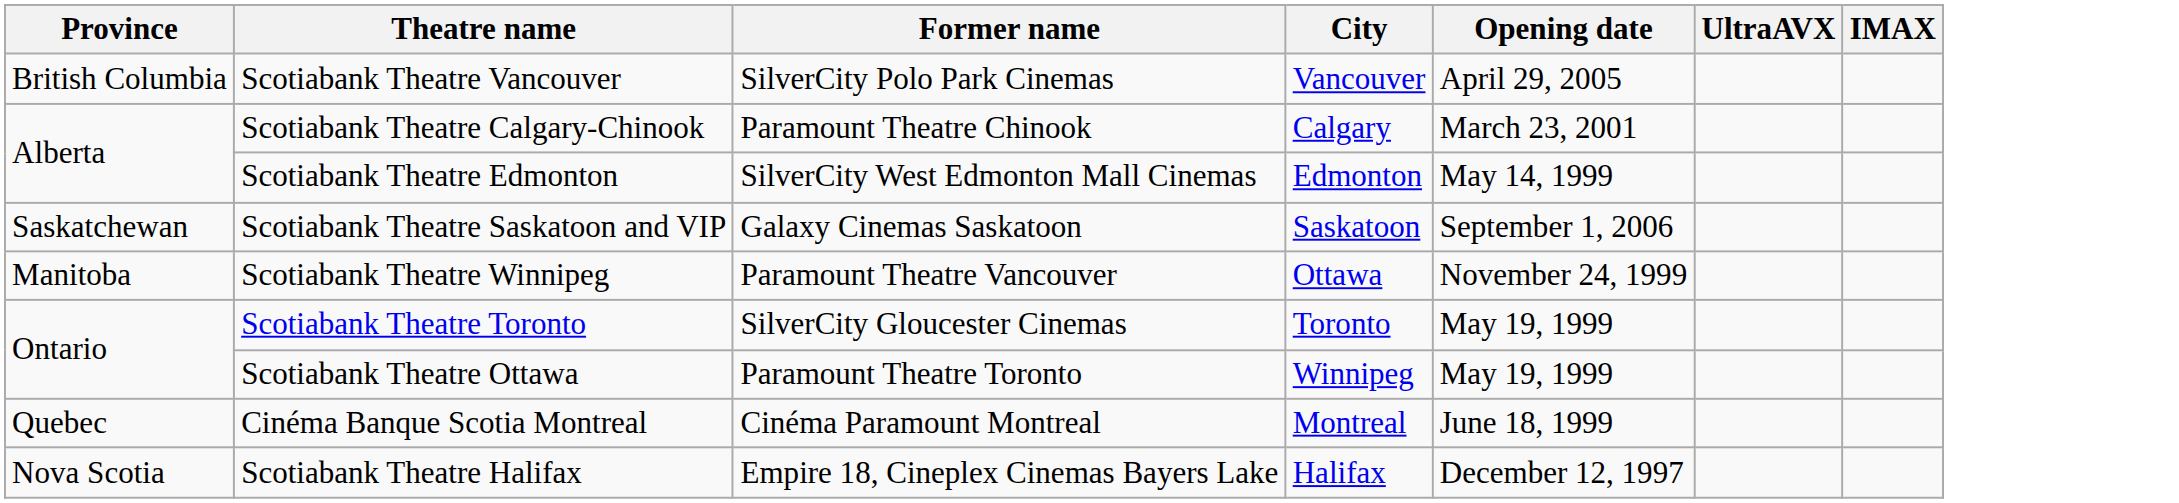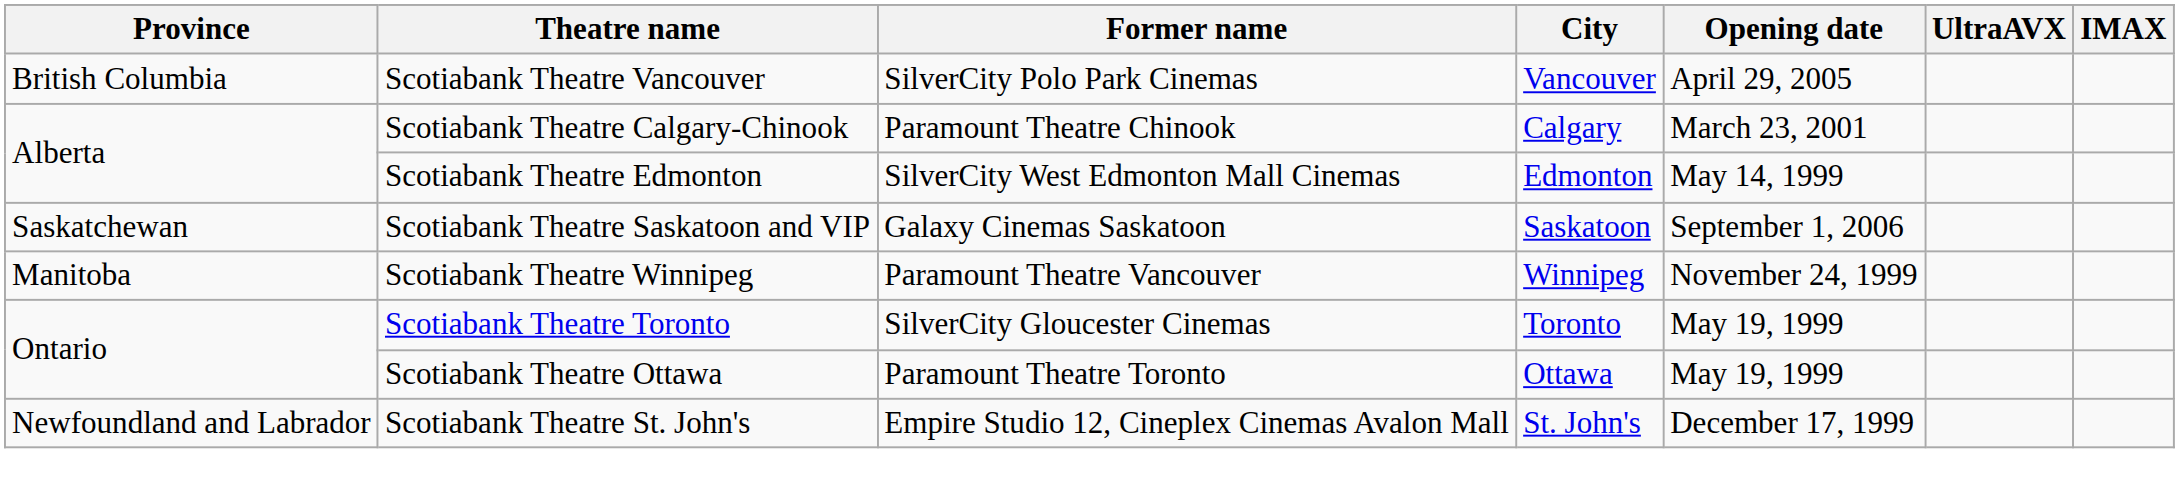(1338, 275) Ottawa -> (1584, 275) Winnipeg
(1353, 373) Winnipeg -> (1568, 373) Ottawa
- row: (444, 422)
- row: (412, 472)
+ row: (568, 422)
